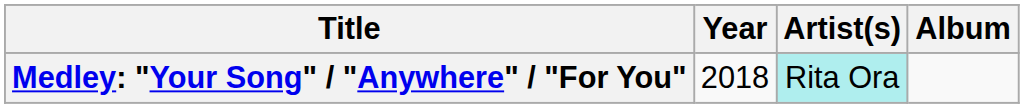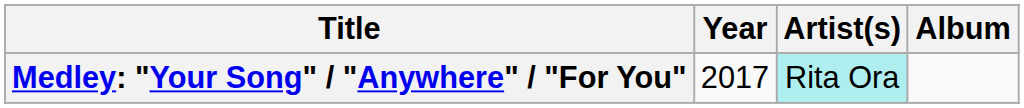(735, 77) 2018 -> (735, 77) 2017
